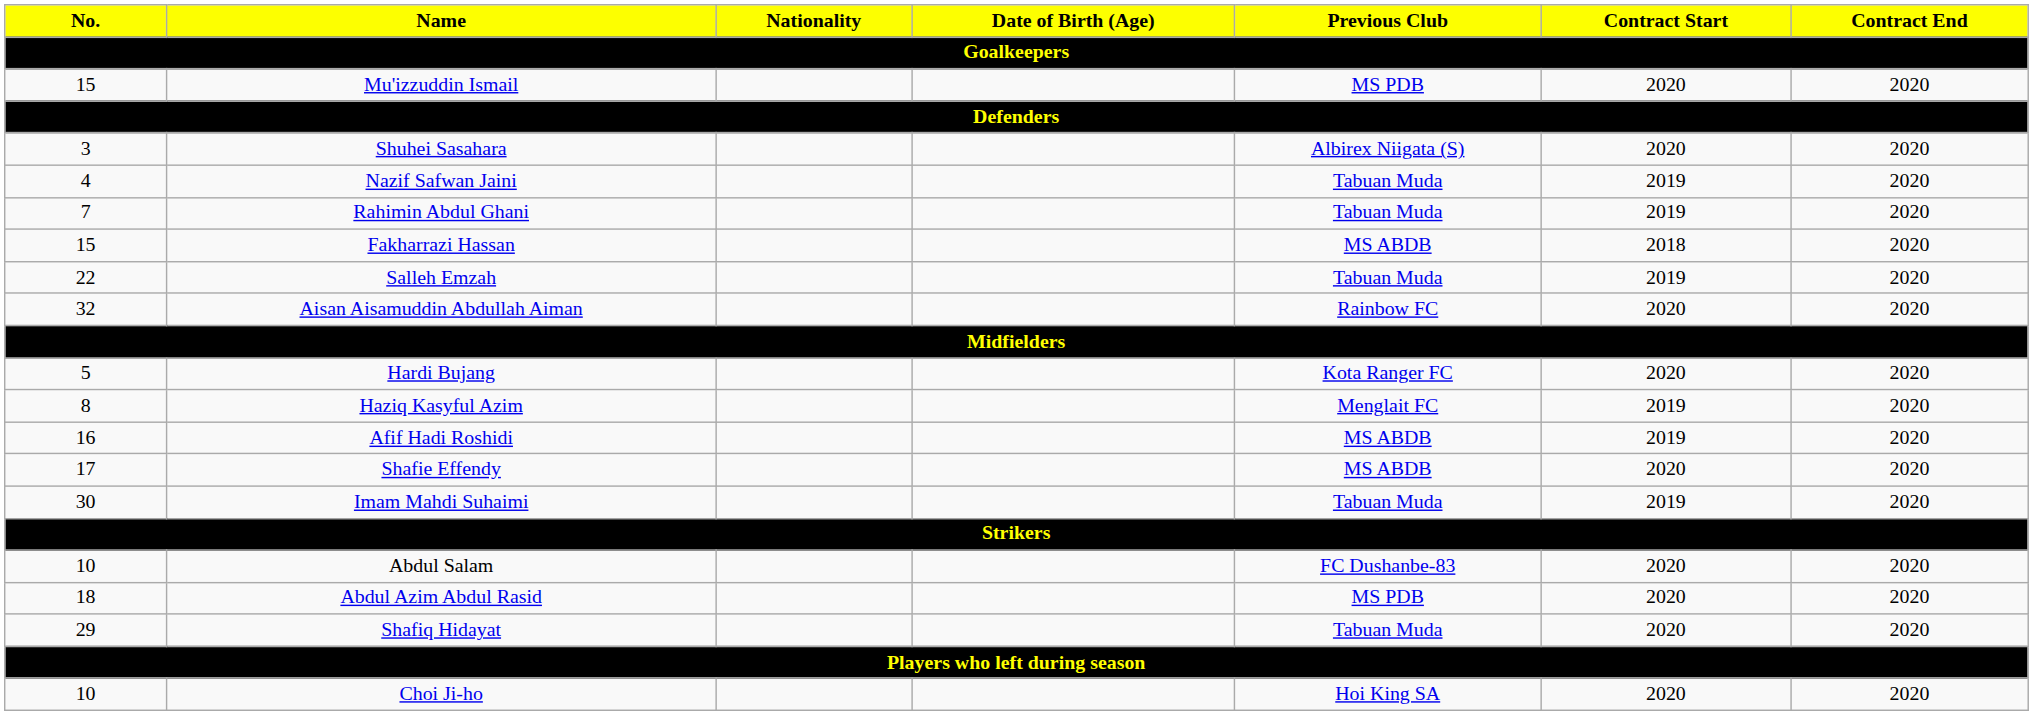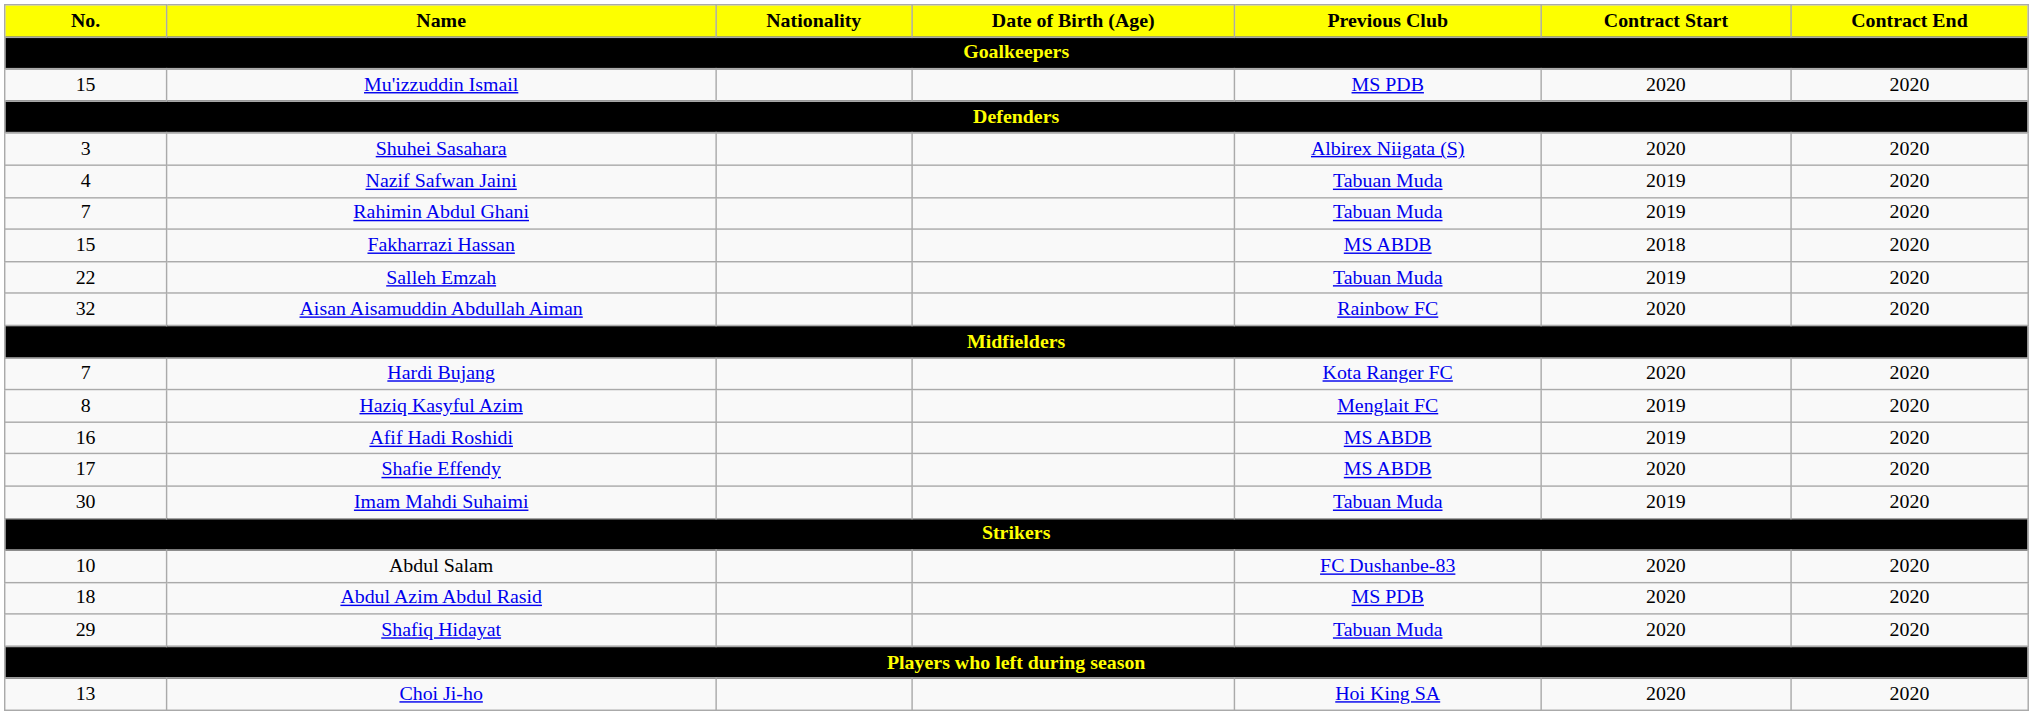(86, 373) 5 -> (86, 373) 7
(86, 694) 10 -> (86, 694) 13
